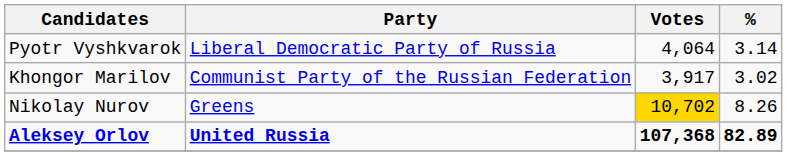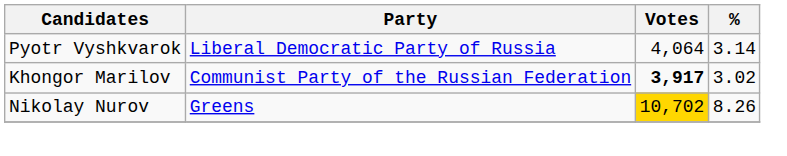(688, 78) normal -> (677, 78) bold
- row: (79, 136)
